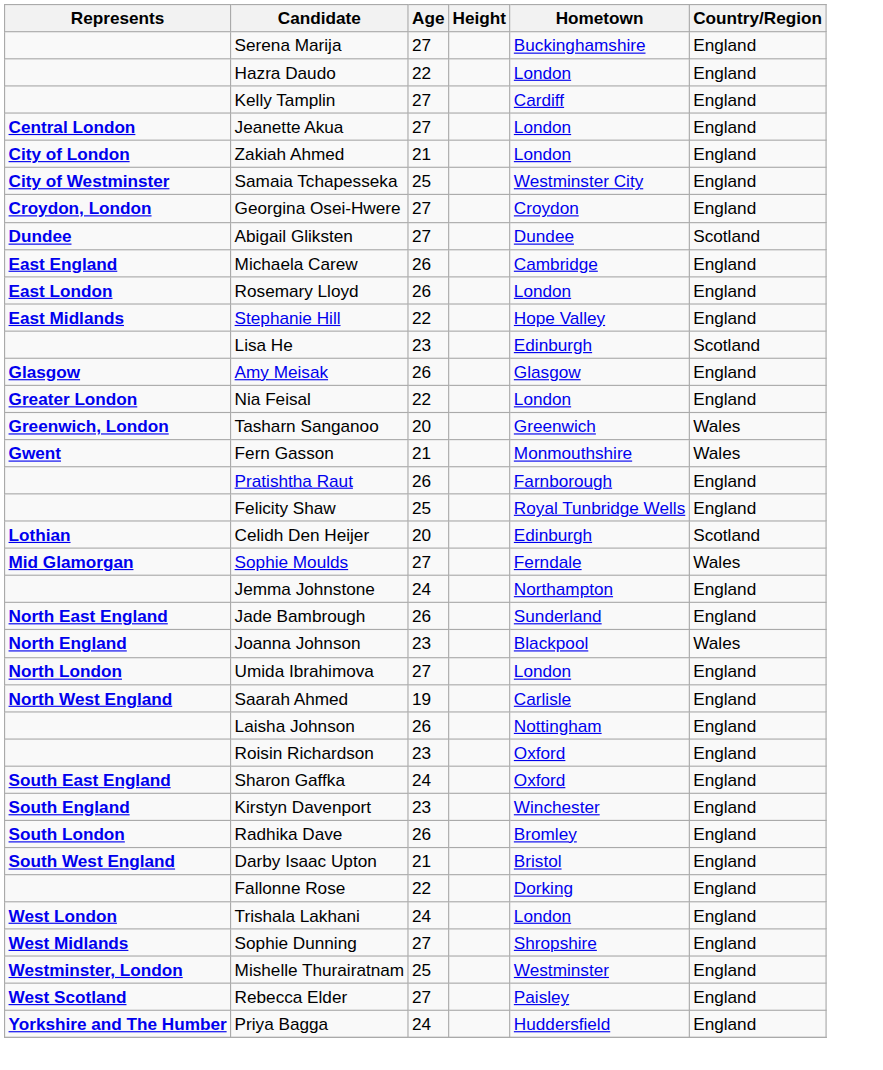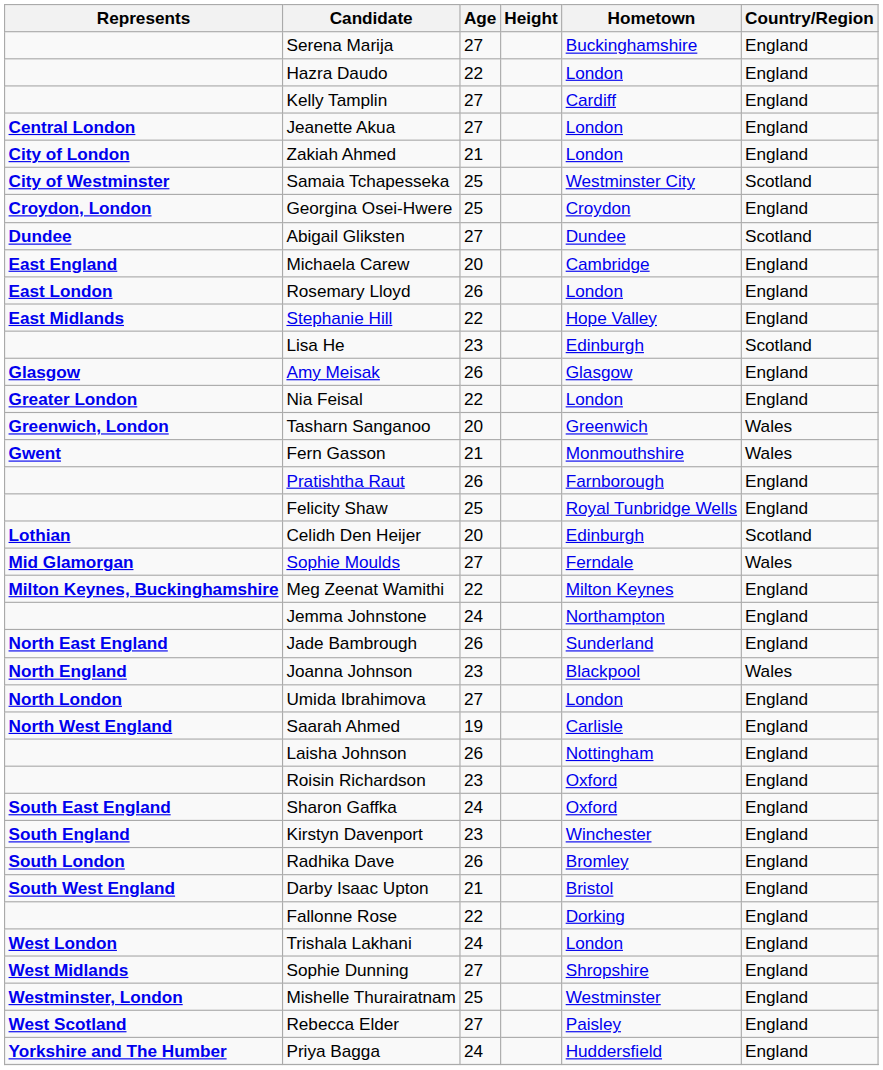(725, 181) England -> (778, 181) Scotland
(422, 209) 27 -> (473, 209) 25
(422, 263) 26 -> (473, 263) 20
+ row: (365, 589)
